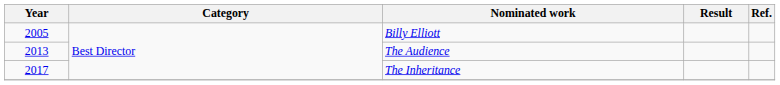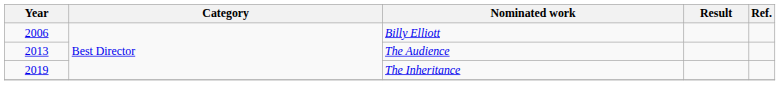(37, 32) 2005 -> (37, 32) 2006
(37, 70) 2017 -> (37, 70) 2019
